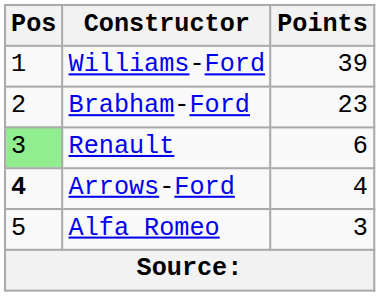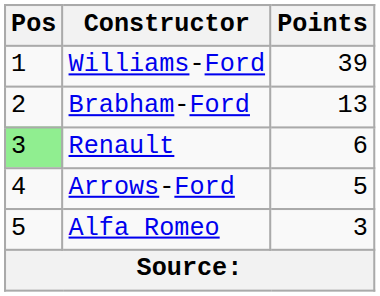(353, 107) 23 -> (353, 107) 13
(19, 188) bold -> (19, 188) normal
(360, 188) 4 -> (360, 188) 5
